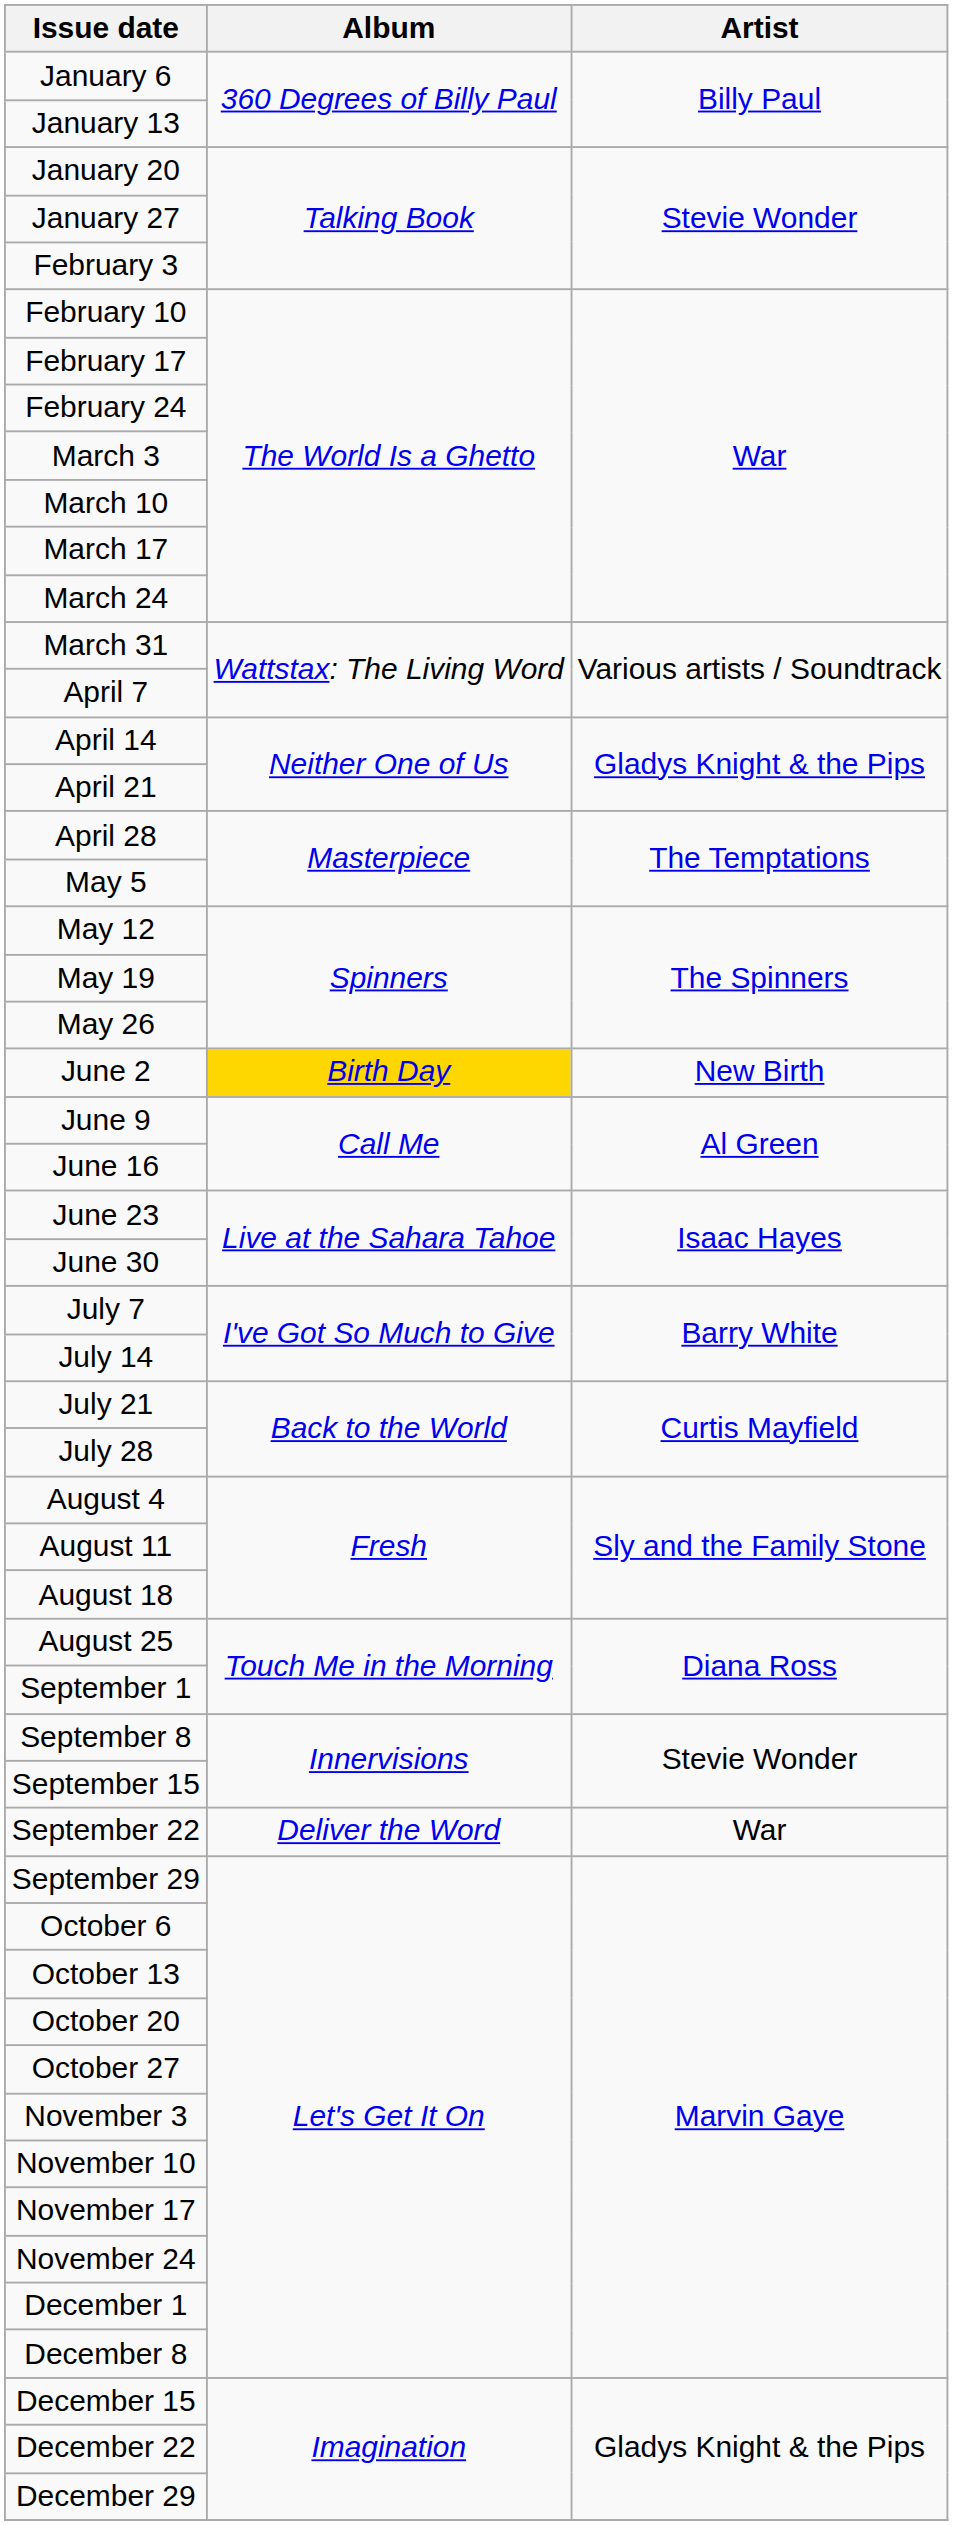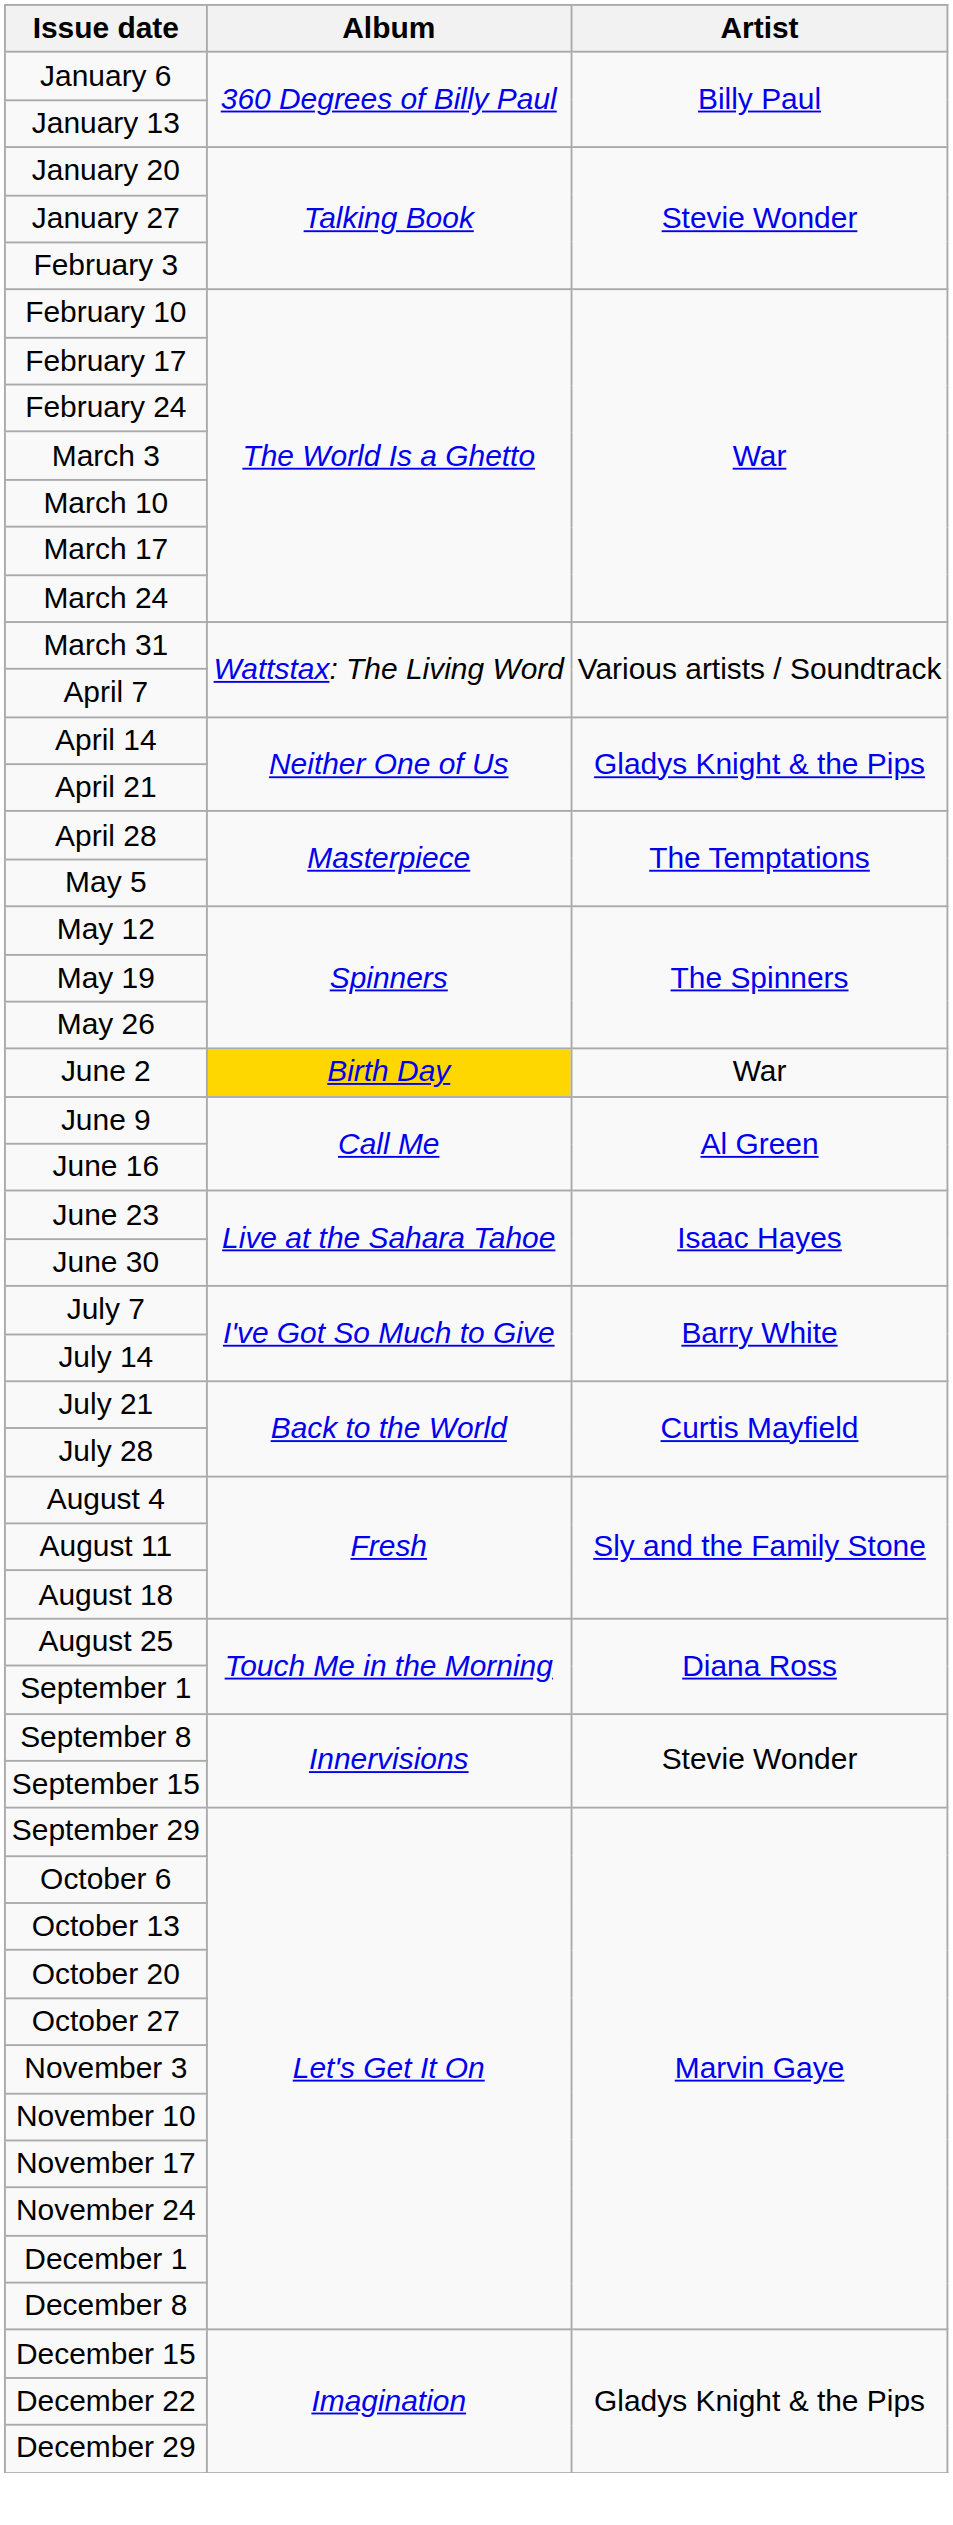(760, 1072) New Birth -> (760, 1072) War
- row: (106, 1831)
